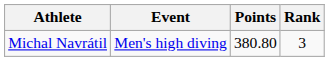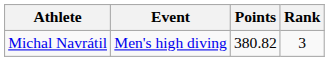(255, 43) 380.80 -> (255, 43) 380.82
